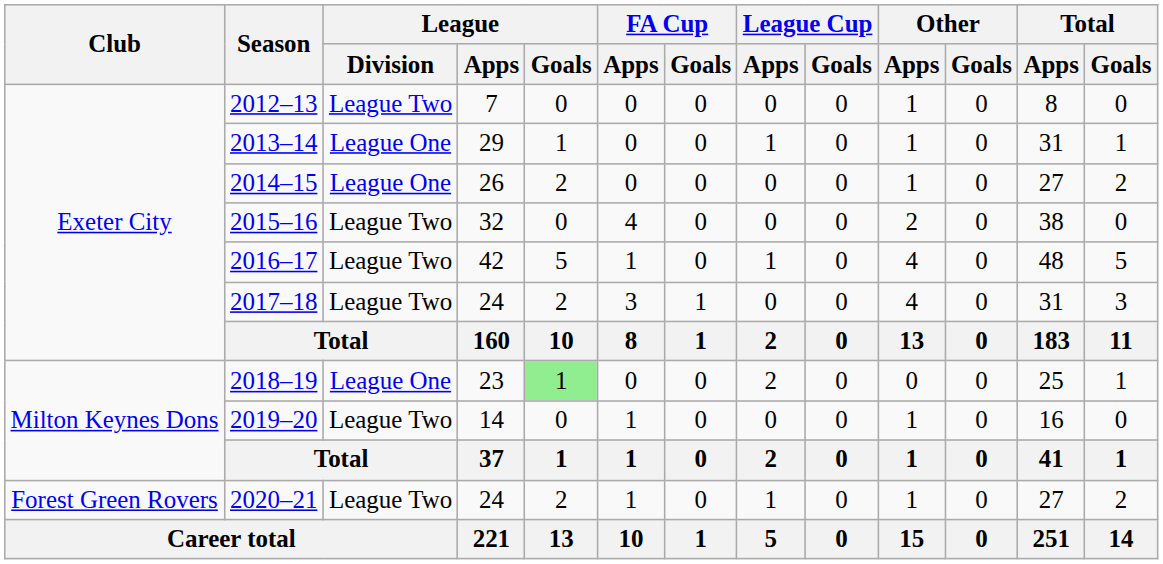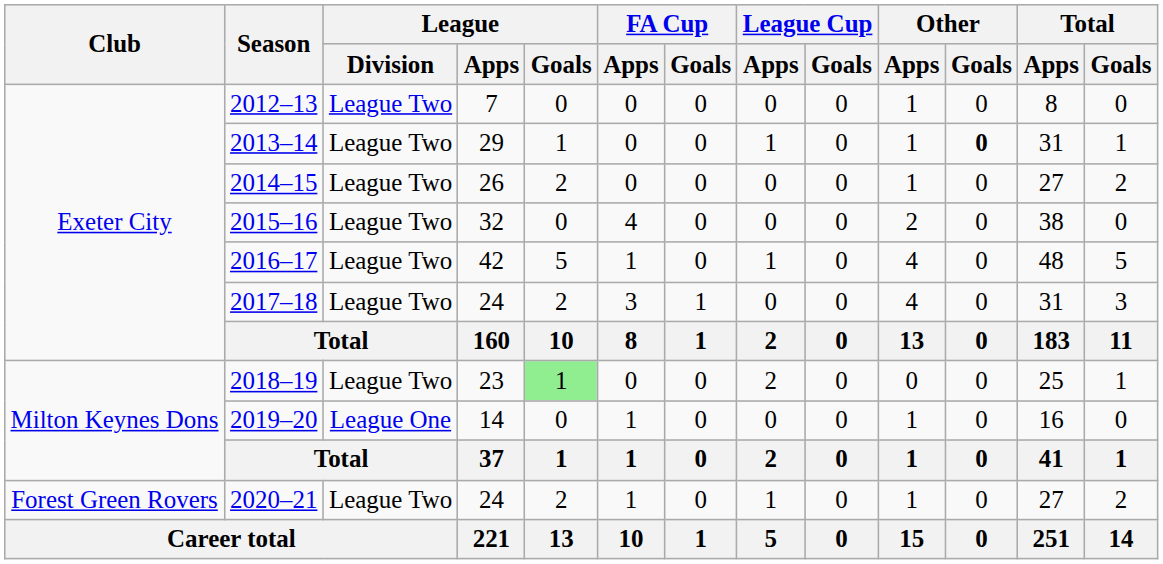(391, 143) League One -> (391, 143) League Two
(981, 143) normal -> (981, 143) bold
(391, 182) League One -> (391, 182) League Two
(391, 380) League One -> (391, 380) League Two
(391, 420) League Two -> (391, 420) League One
